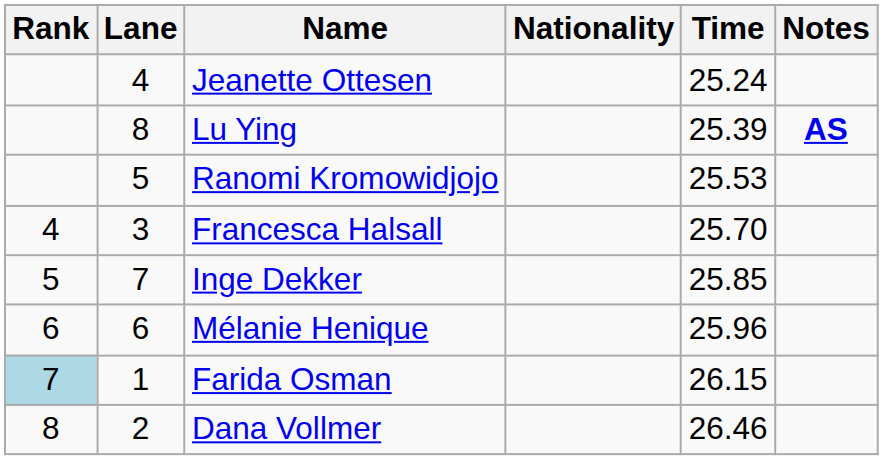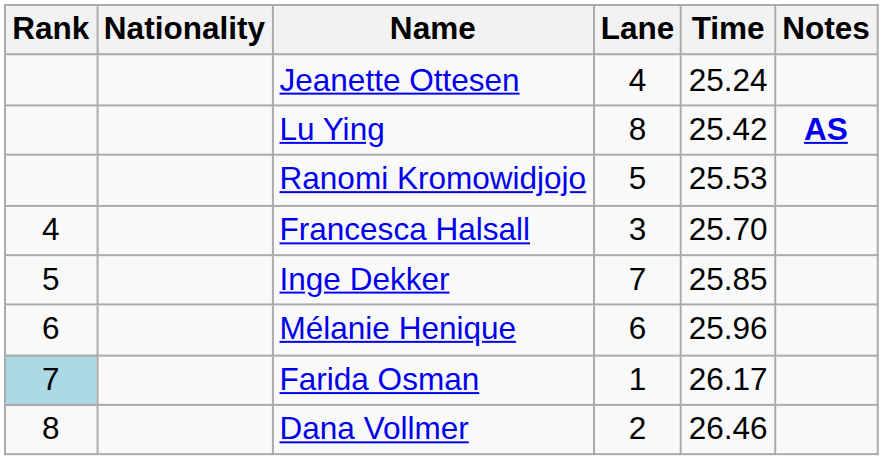columns swapped: (141, 29) <-> (594, 29)
(728, 129) 25.39 -> (728, 129) 25.42
(728, 379) 26.15 -> (728, 379) 26.17
